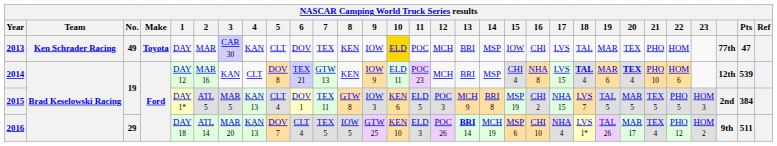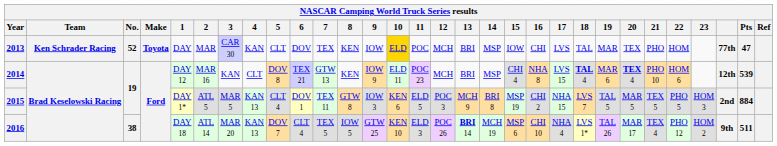(132, 48) 49 -> (132, 48) 52
(746, 101) 384 -> (746, 101) 884
(132, 127) 29 -> (132, 127) 38
